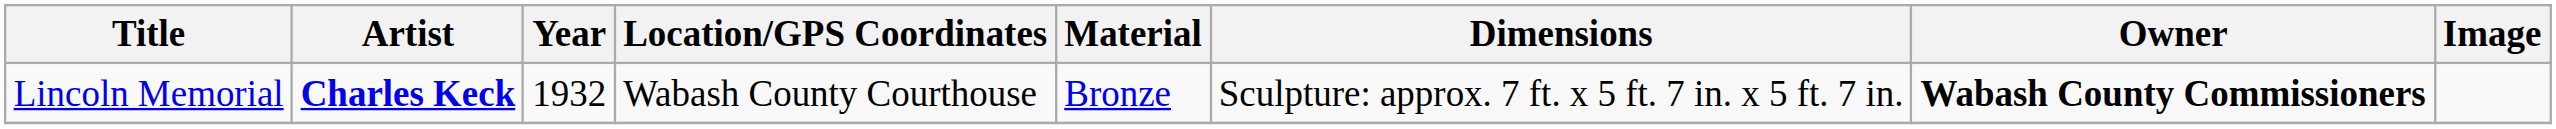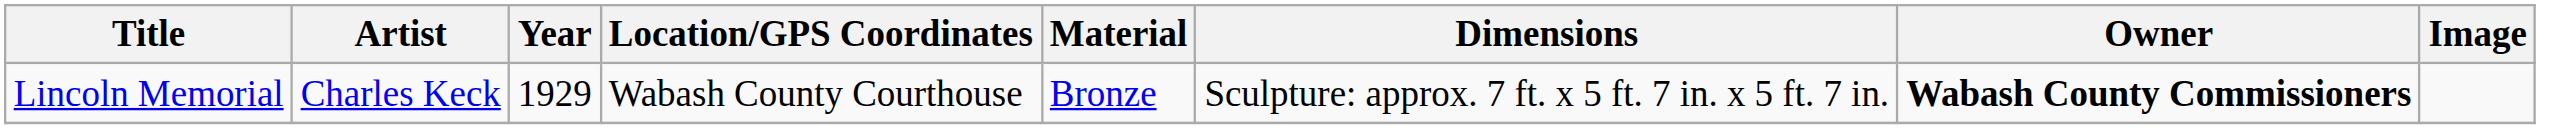(408, 92) bold -> (401, 92) normal
(569, 92) 1932 -> (555, 92) 1929
